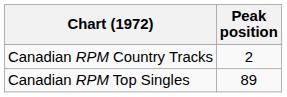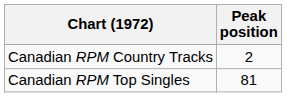(249, 80) 89 -> (249, 80) 81
